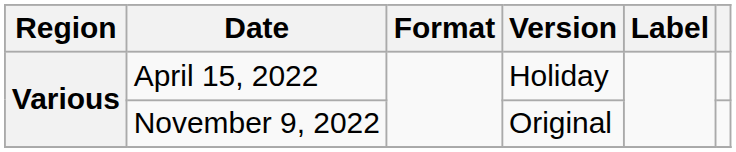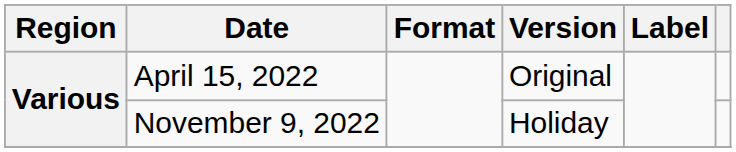(559, 75) Holiday -> (560, 75) Original
(560, 123) Original -> (559, 123) Holiday
